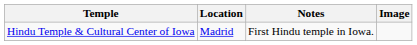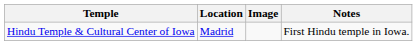columns swapped: (394, 13) <-> (311, 13)
